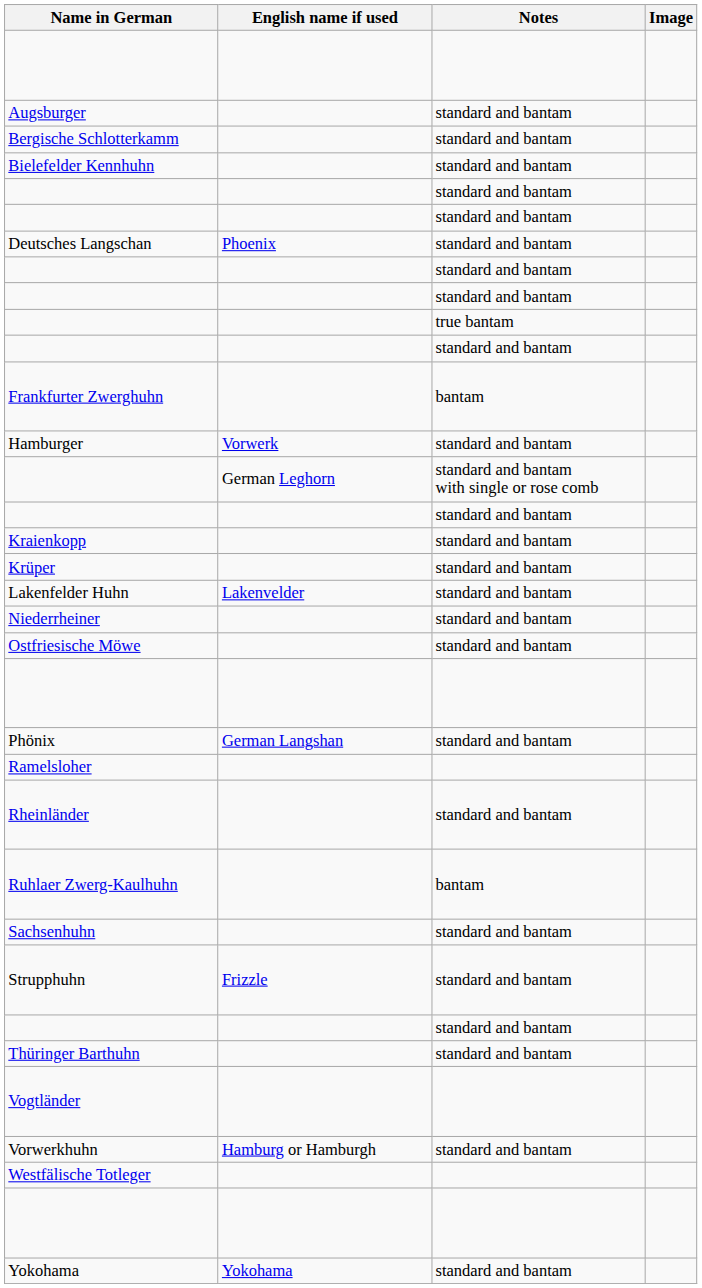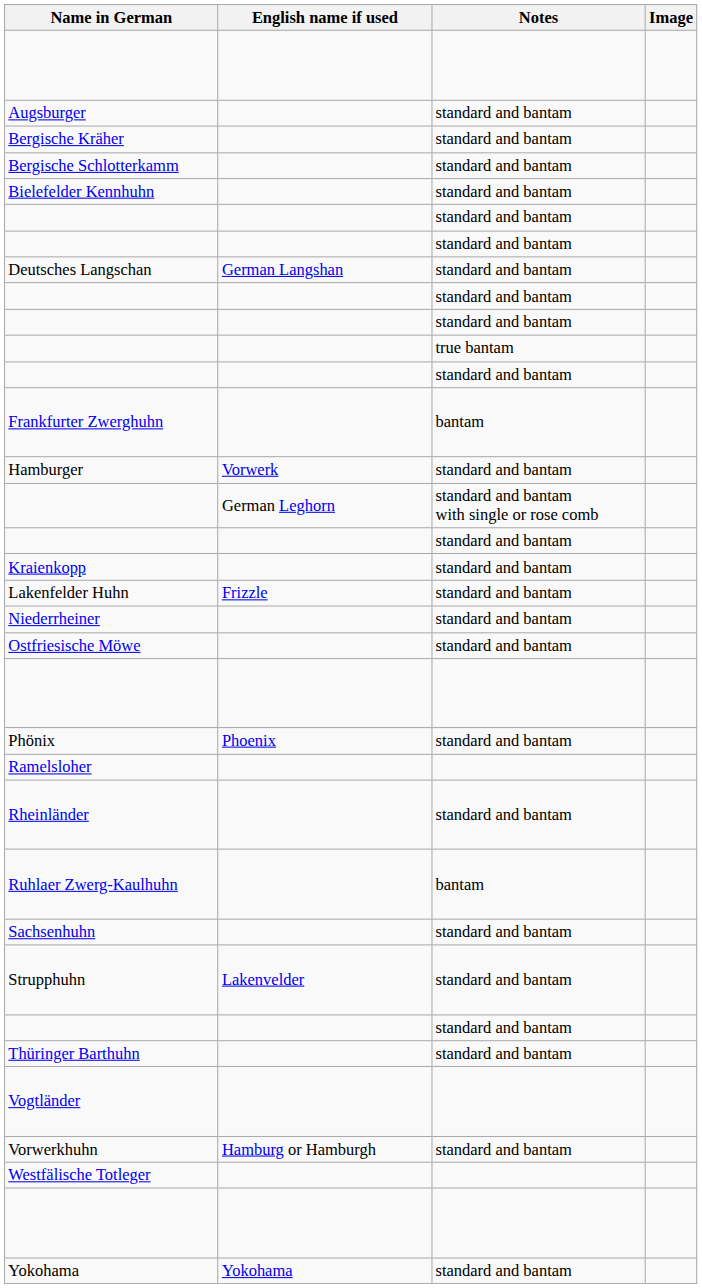+ row: (66, 139)
(249, 243) Phoenix -> (283, 269) German Langshan
- row: (32, 566)
(263, 593) Lakenvelder -> (245, 593) Frizzle
(283, 740) German Langshan -> (249, 740) Phoenix
(245, 979) Frizzle -> (263, 979) Lakenvelder
